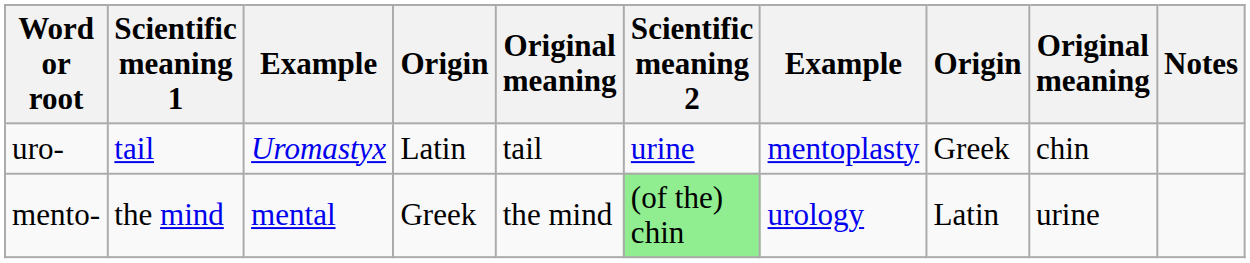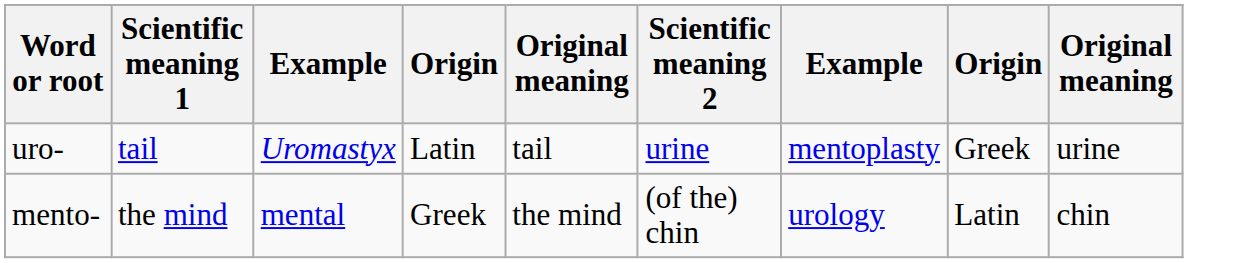- column: (1201, 64)
(1063, 148) chin -> (1088, 148) urine
(677, 214) lightgreen background -> (692, 214) no background
(1068, 214) urine -> (1083, 214) chin
